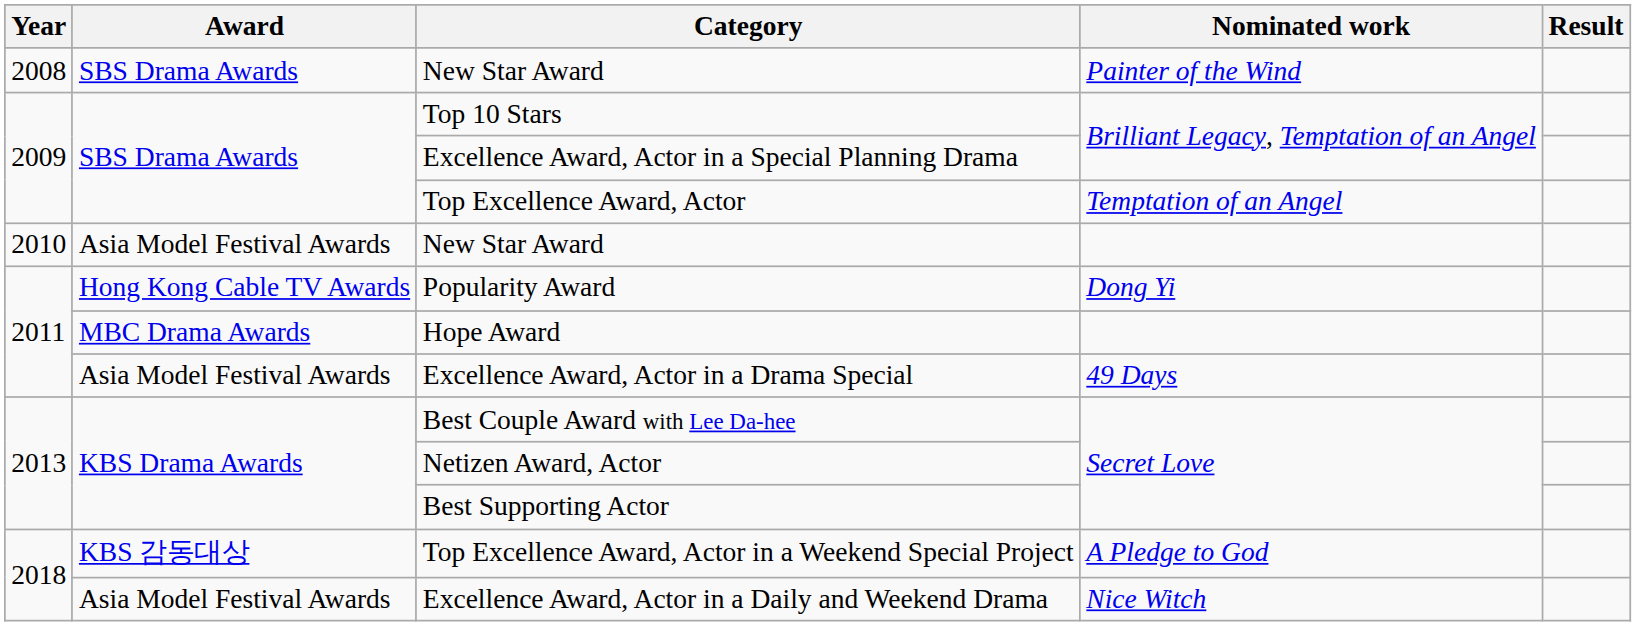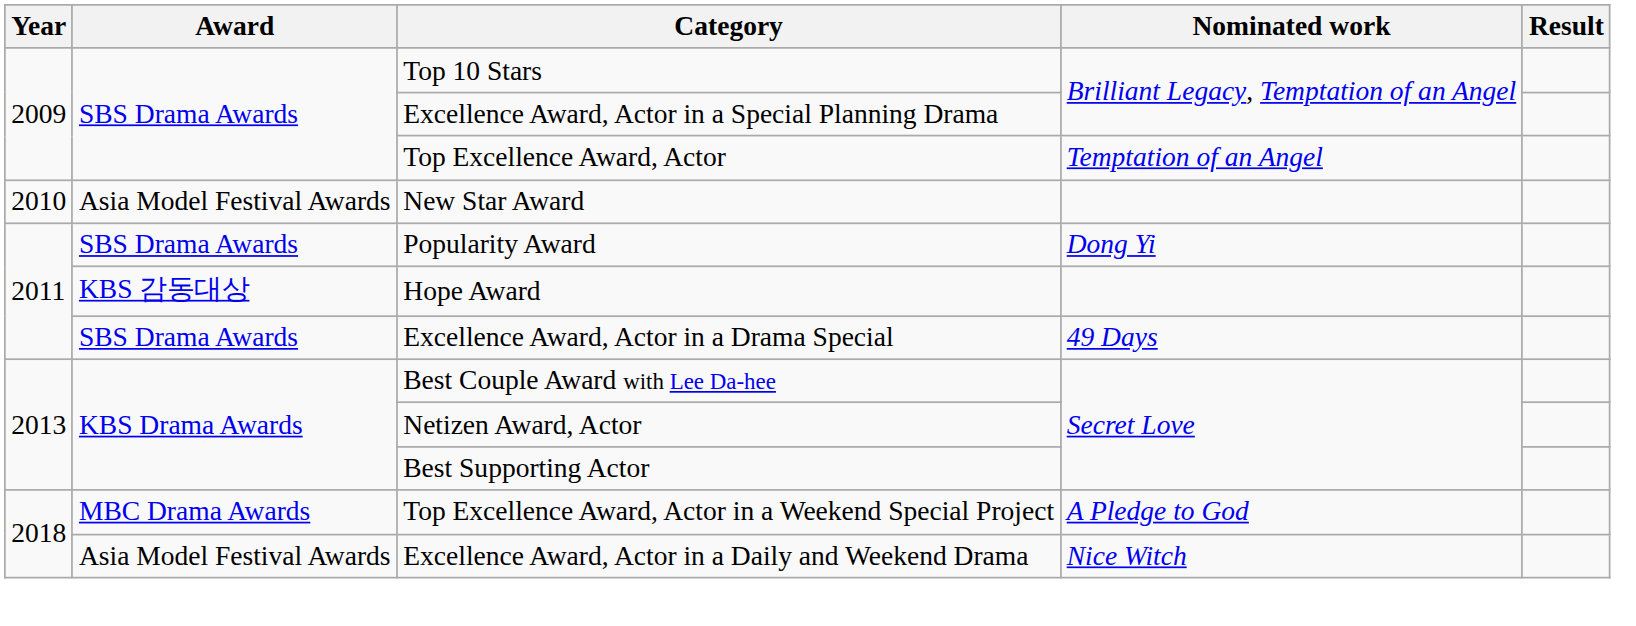- row: (513, 69)
(245, 288) Hong Kong Cable TV Awards -> (189, 244) SBS Drama Awards
(195, 331) MBC Drama Awards -> (164, 289) KBS 감동대상
(235, 375) Asia Model Festival Awards -> (189, 336) SBS Drama Awards
(164, 551) KBS 감동대상 -> (195, 511) MBC Drama Awards
